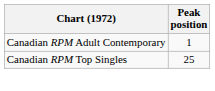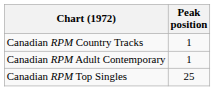+ row: (75, 42)
